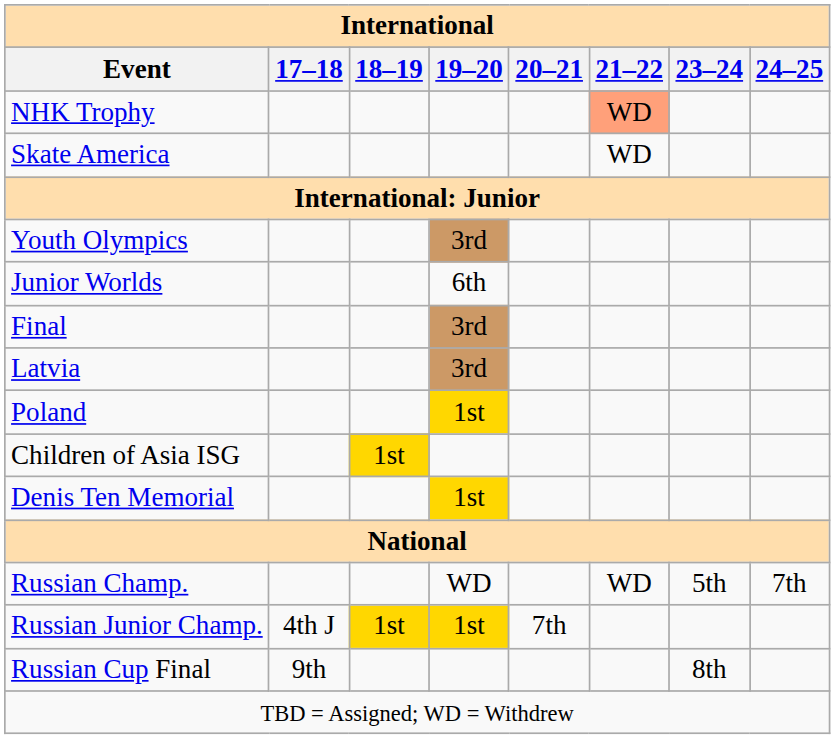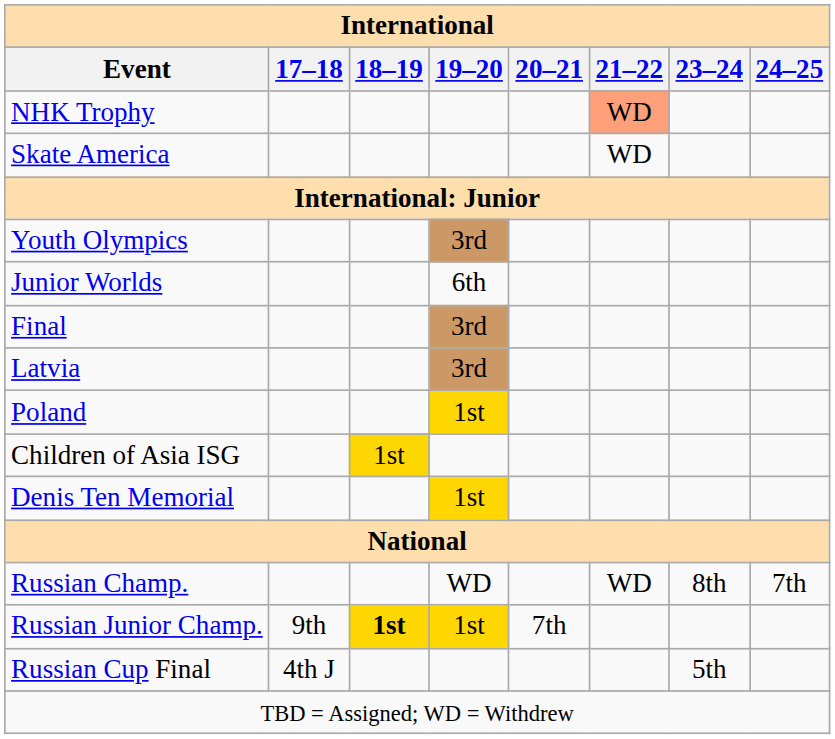(709, 583) 5th -> (709, 583) 8th
(309, 626) 4th J -> (309, 626) 9th
(389, 626) normal -> (389, 626) bold
(309, 669) 9th -> (309, 669) 4th J
(709, 669) 8th -> (709, 669) 5th
